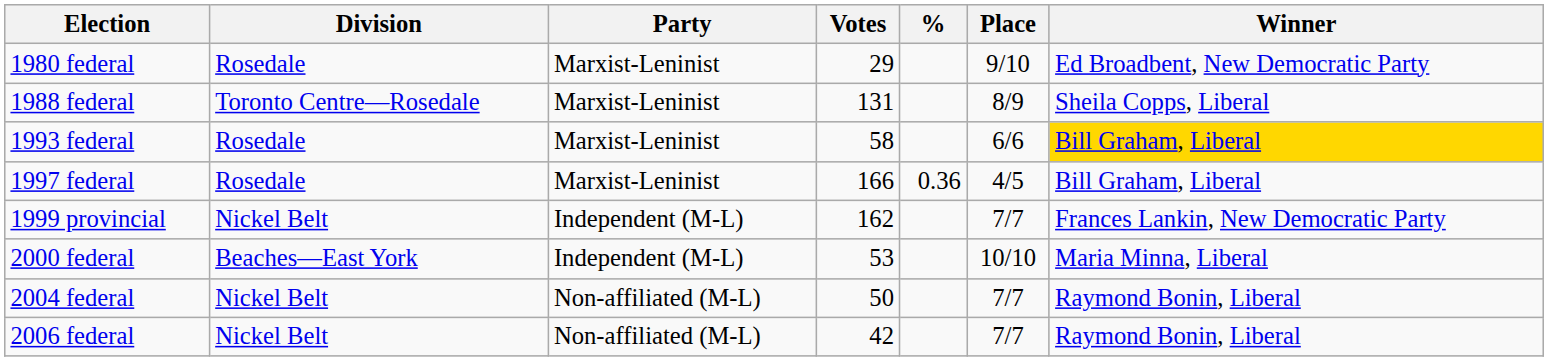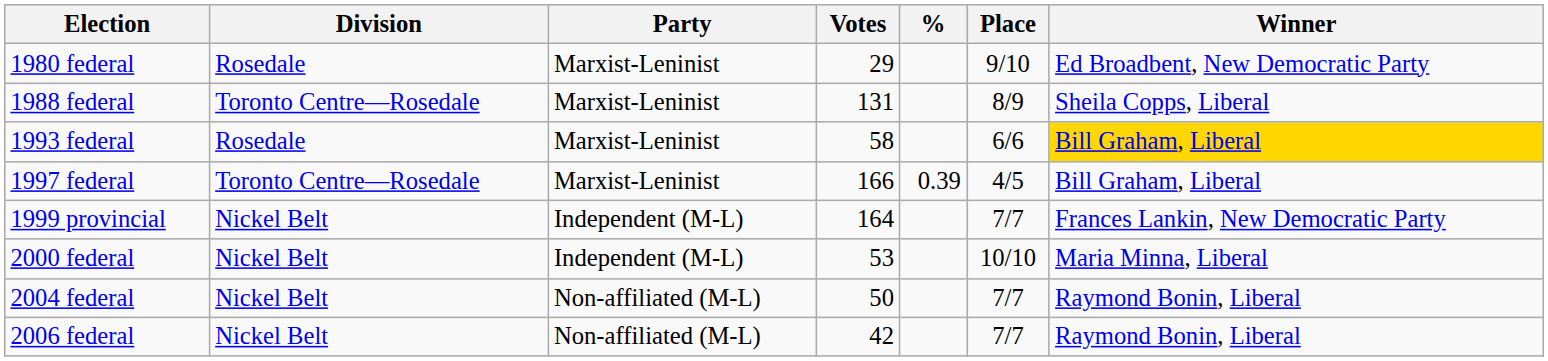(260, 180) Rosedale -> (347, 180) Toronto Centre—Rosedale
(939, 180) 0.36 -> (939, 180) 0.39
(875, 219) 162 -> (875, 219) 164
(316, 258) Beaches—East York -> (272, 258) Nickel Belt
